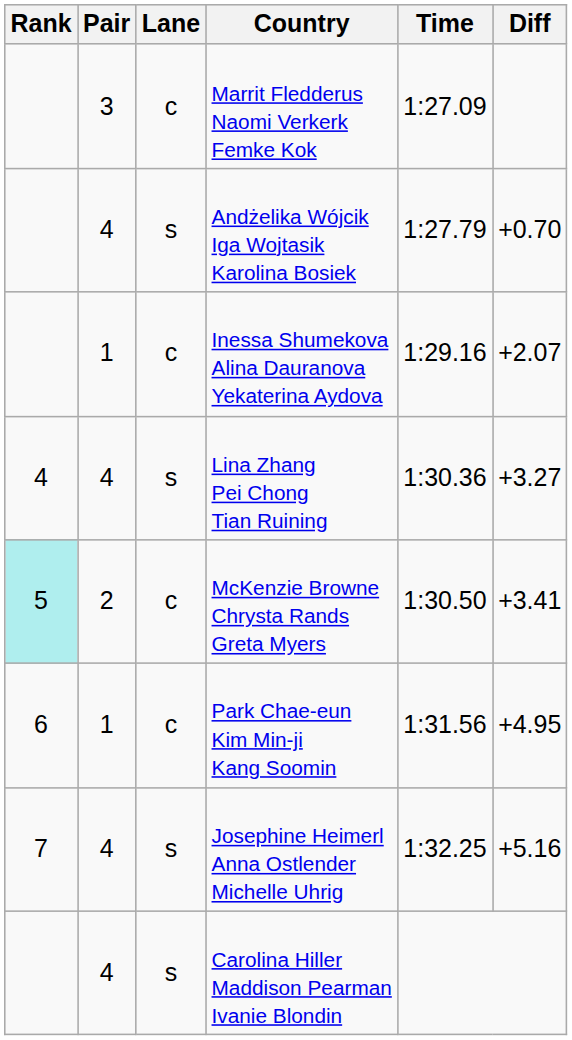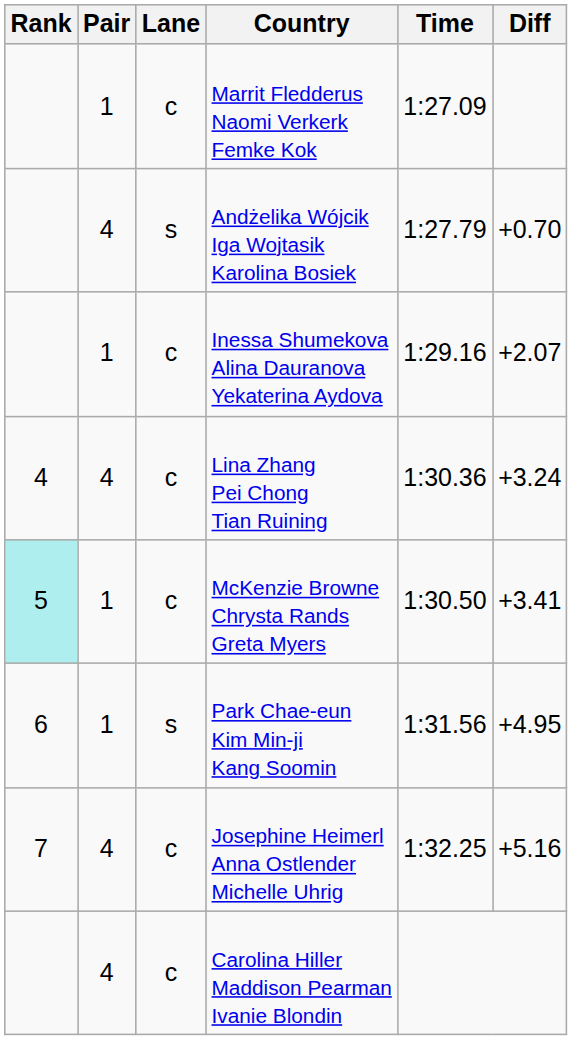(107, 105) 3 -> (107, 105) 1
(171, 477) s -> (171, 477) c
(530, 477) +3.27 -> (530, 477) +3.24
(107, 601) 2 -> (107, 601) 1
(171, 725) c -> (171, 725) s
(171, 848) s -> (171, 848) c
(171, 972) s -> (171, 972) c
